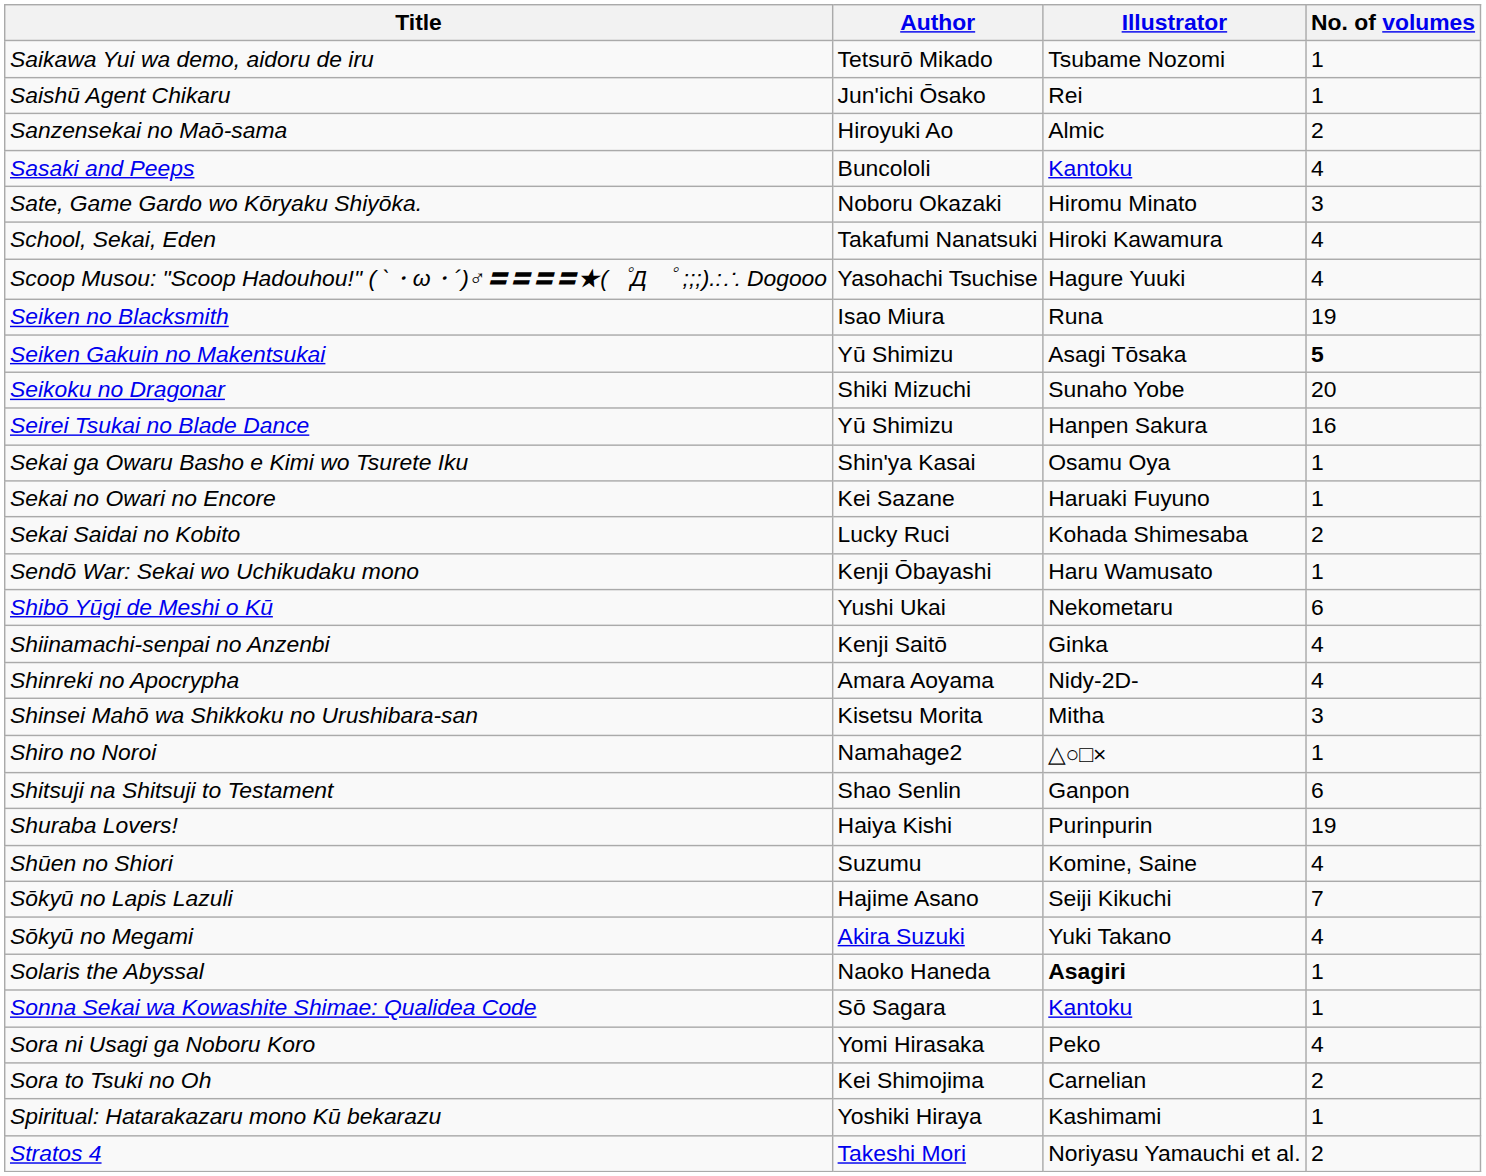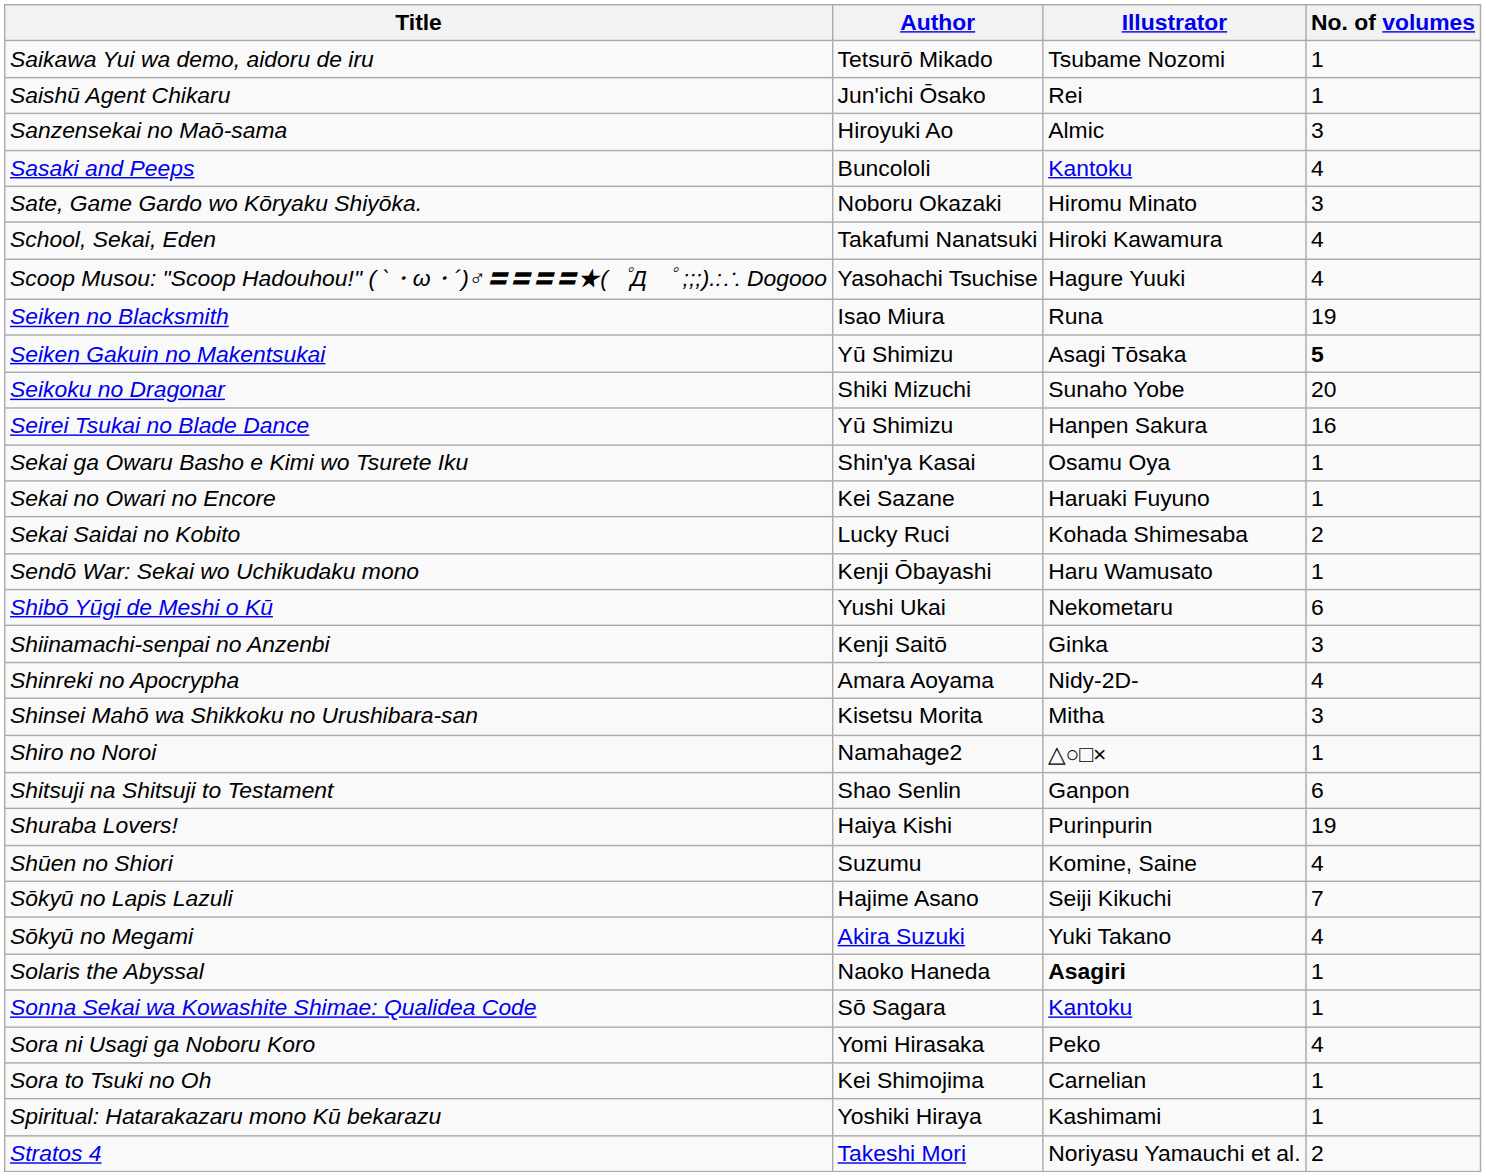(1317, 131) 2 -> (1317, 131) 3
(1317, 643) 4 -> (1317, 643) 3
(1317, 1080) 2 -> (1317, 1080) 1
